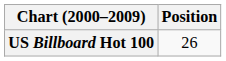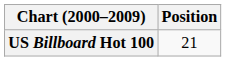(189, 42) 26 -> (189, 42) 21
